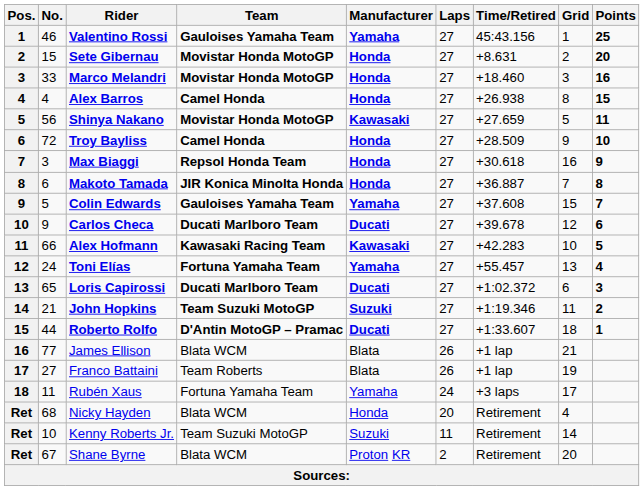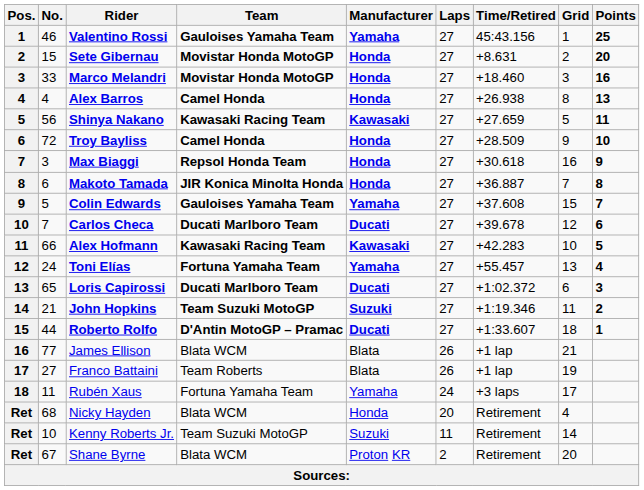(603, 99) 15 -> (603, 99) 13
(257, 120) Movistar Honda MotoGP -> (253, 120) Kawasaki Racing Team
(45, 224) 9 -> (45, 224) 7
